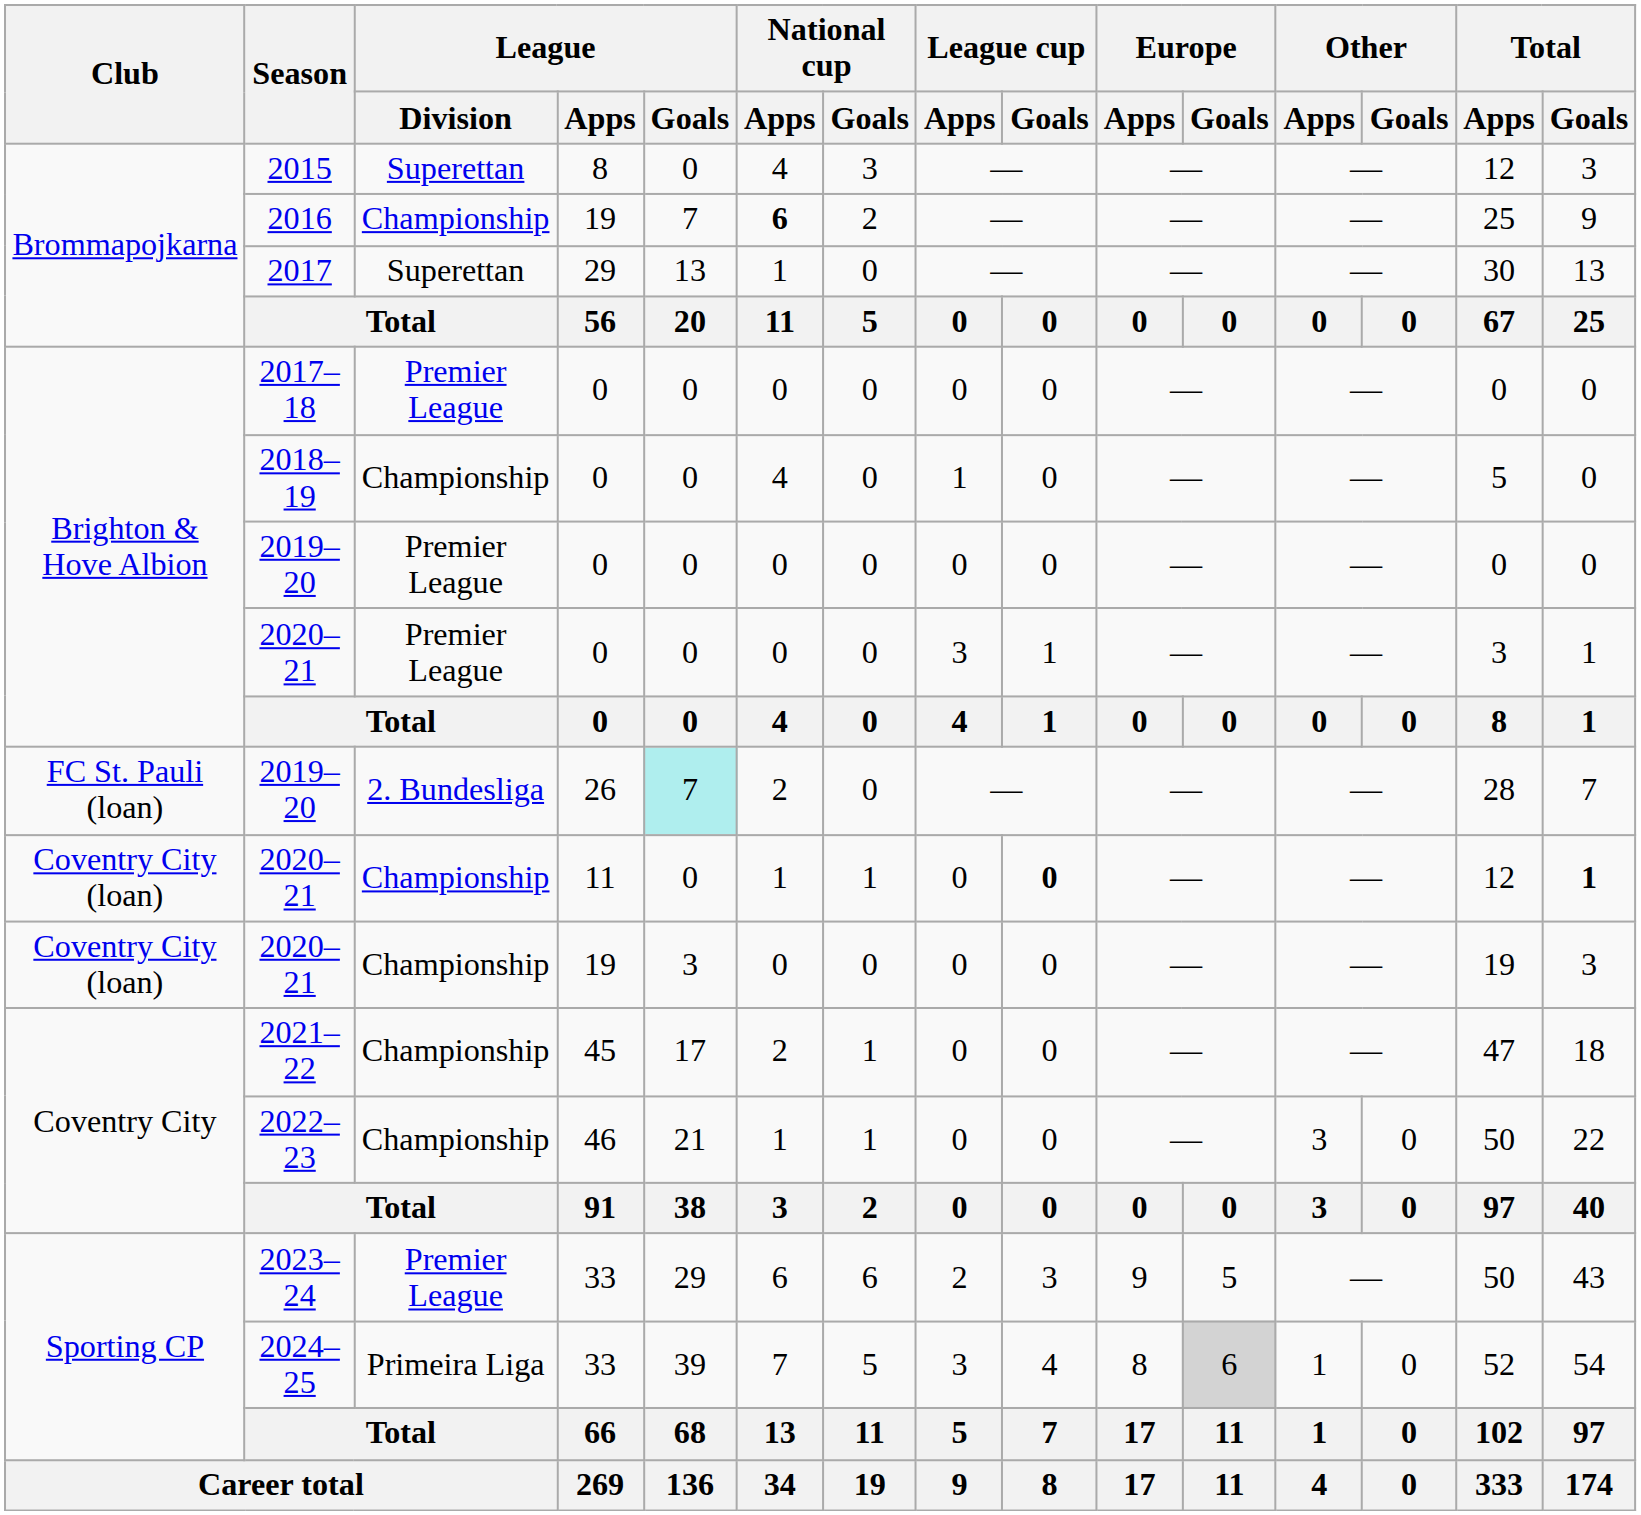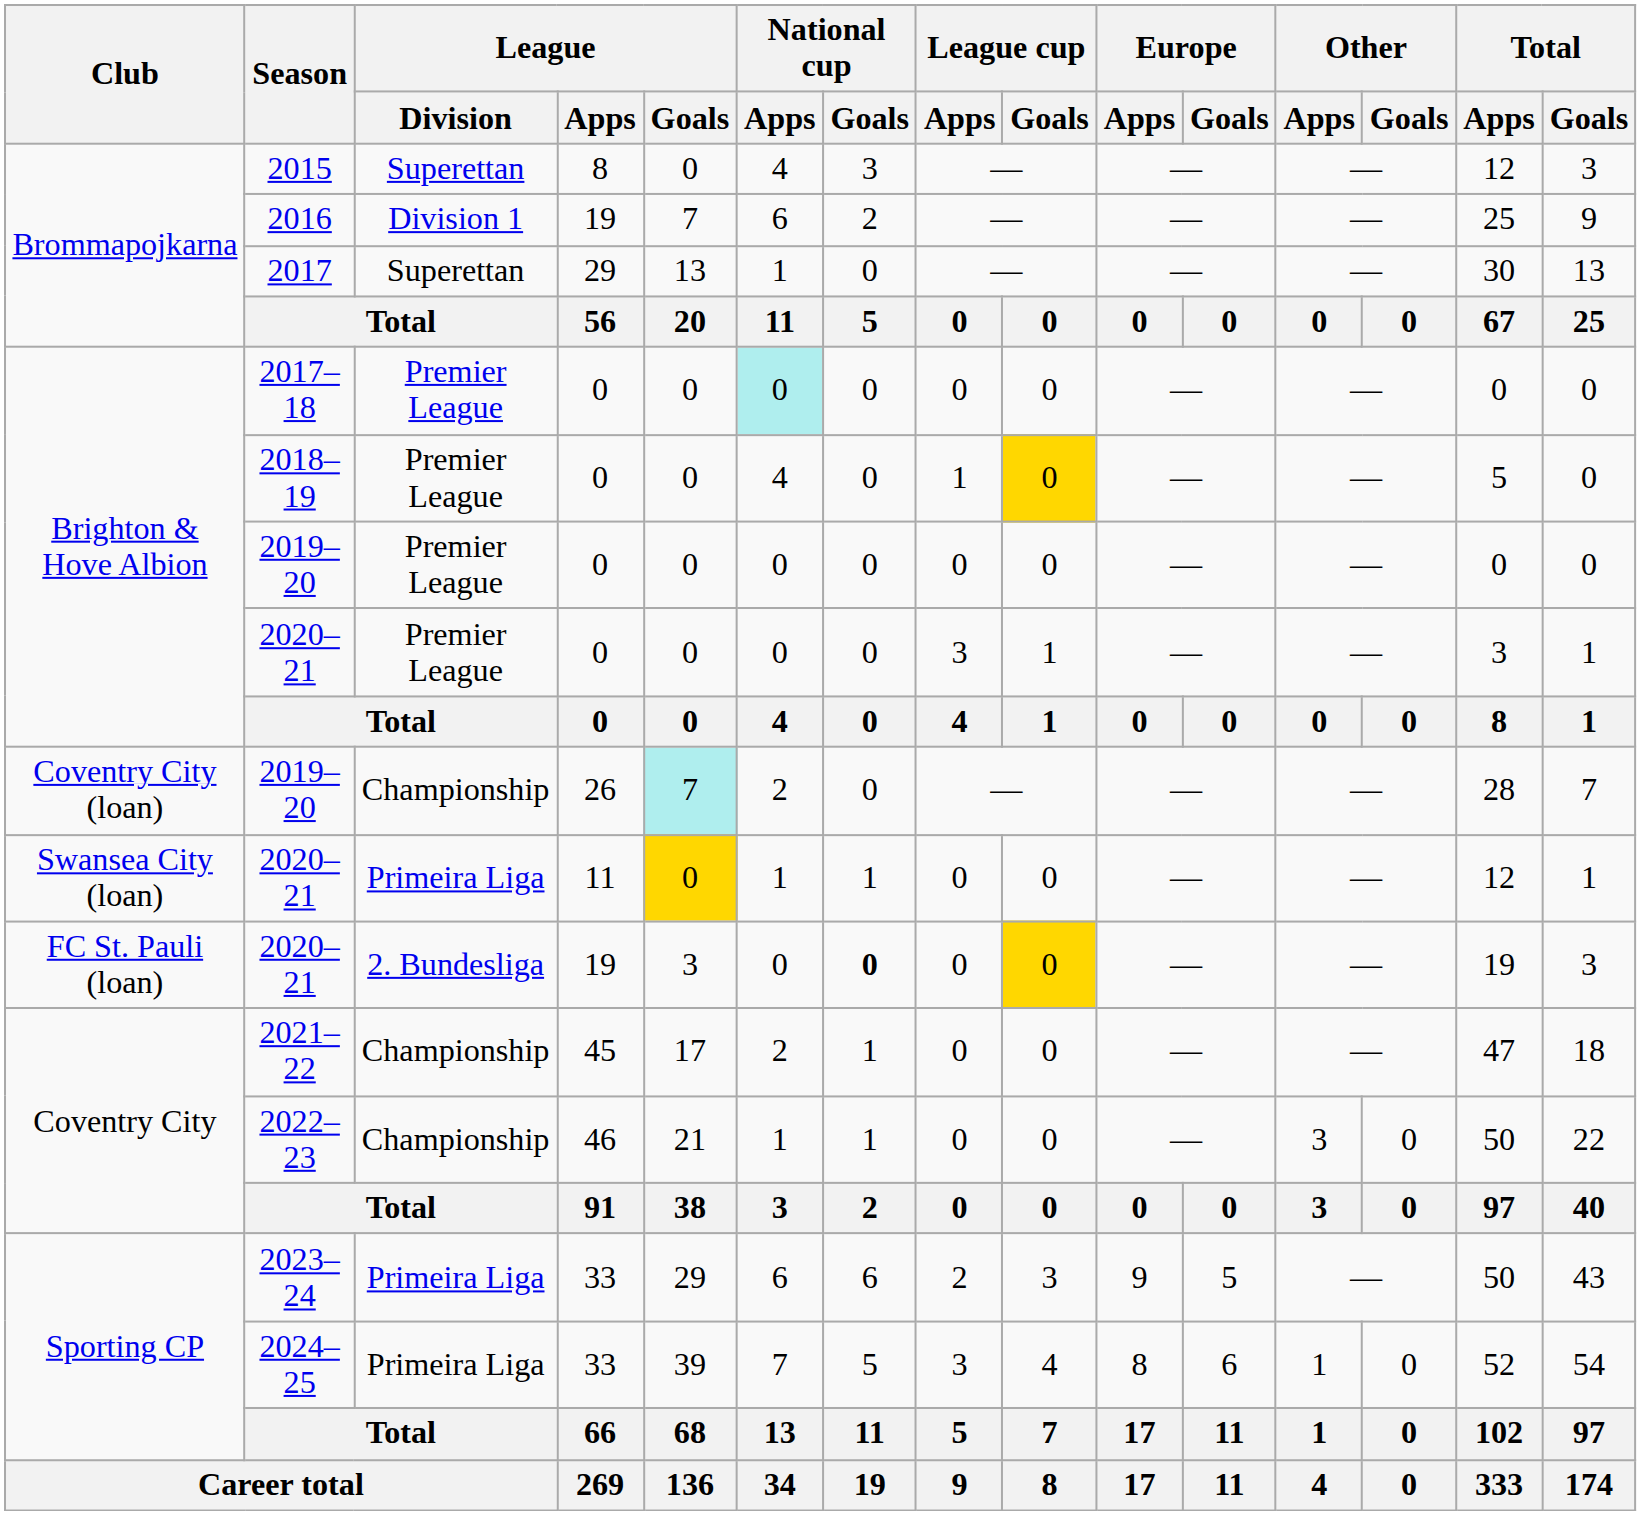(456, 219) Championship -> (456, 219) Division 1
(780, 219) bold -> (780, 219) normal
(780, 390) no background -> (780, 390) paleturquoise background
(456, 477) Championship -> (456, 477) Premier League
(1050, 477) no background -> (1050, 477) gold background
(125, 790) FC St. Pauli (loan) -> (125, 790) Coventry City (loan)
(456, 790) 2. Bundesliga -> (456, 790) Championship
(125, 877) Coventry City (loan) -> (125, 877) Swansea City (loan)
(456, 877) Championship -> (456, 877) Primeira Liga
(690, 877) no background -> (690, 877) gold background
(1050, 877) bold -> (1050, 877) normal
(1589, 877) bold -> (1589, 877) normal
(125, 964) Coventry City (loan) -> (125, 964) FC St. Pauli (loan)
(456, 964) Championship -> (456, 964) 2. Bundesliga
(870, 964) normal -> (870, 964) bold
(1050, 964) no background -> (1050, 964) gold background
(456, 1276) Premier League -> (456, 1276) Primeira Liga
(1229, 1364) lightgrey background -> (1229, 1364) no background
